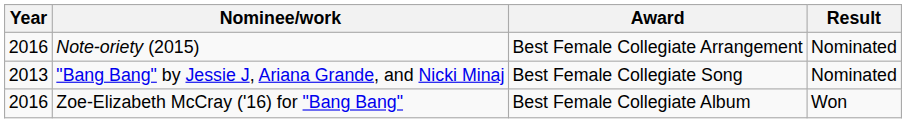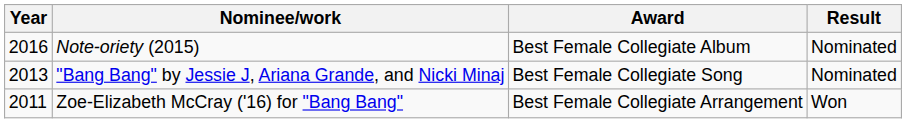(658, 46) Best Female Collegiate Arrangement -> (631, 46) Best Female Collegiate Album
(28, 103) 2016 -> (28, 103) 2011
(631, 103) Best Female Collegiate Album -> (658, 103) Best Female Collegiate Arrangement
